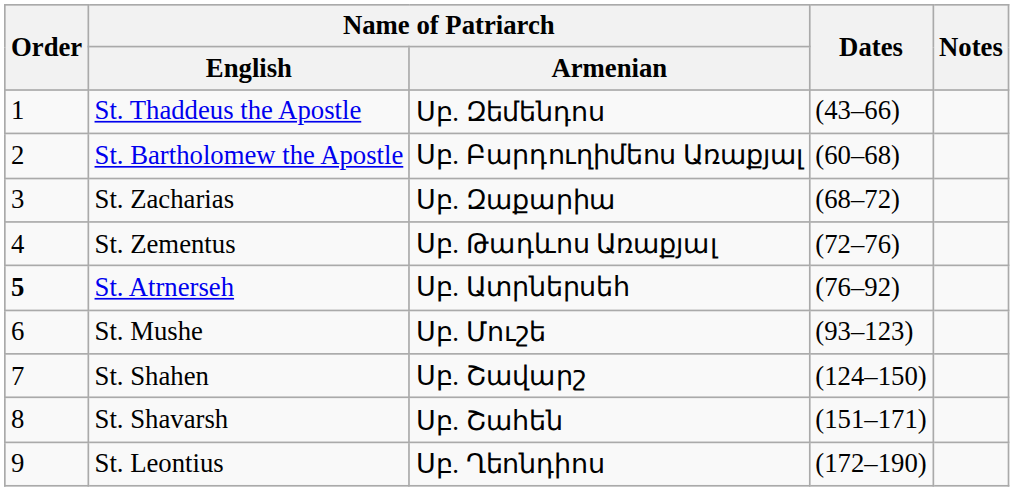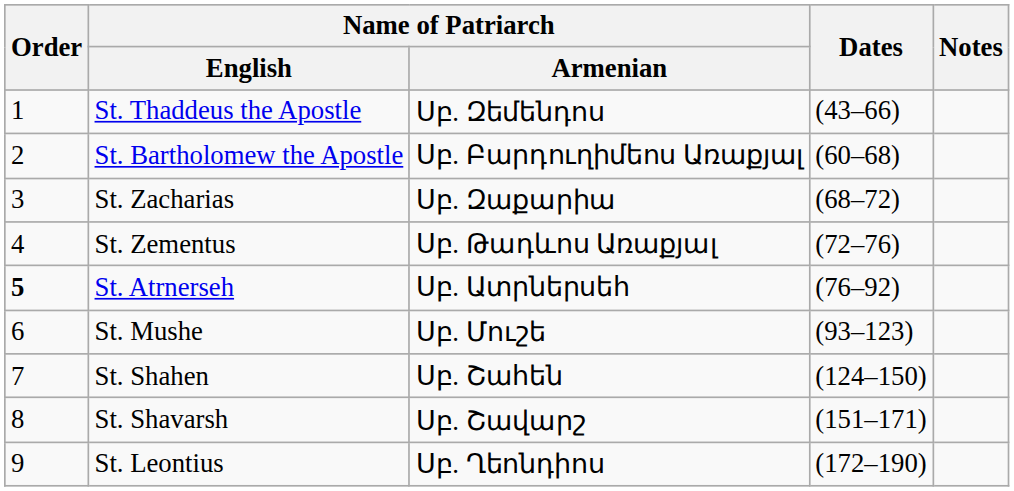(501, 376) Սբ. Շավարշ -> (489, 376) Սբ. Շահեն
(489, 420) Սբ. Շահեն -> (501, 420) Սբ. Շավարշ
